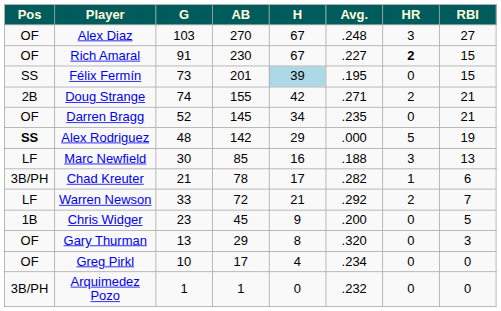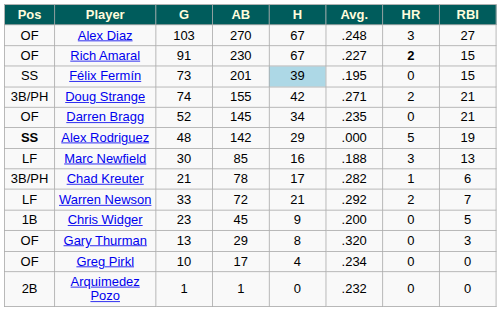(30, 96) 2B -> (30, 96) 3B/PH
(30, 289) 3B/PH -> (30, 289) 2B
